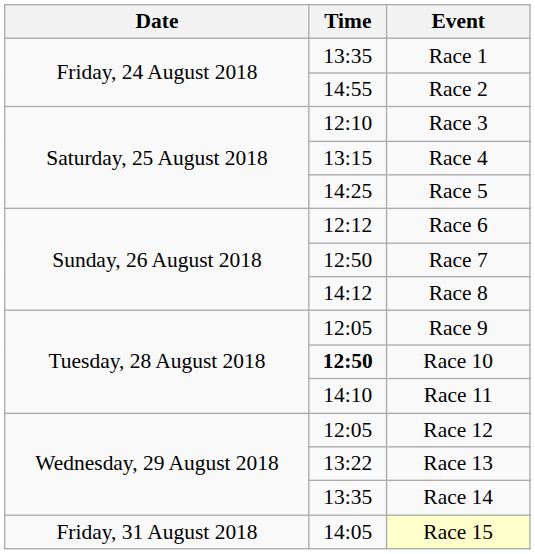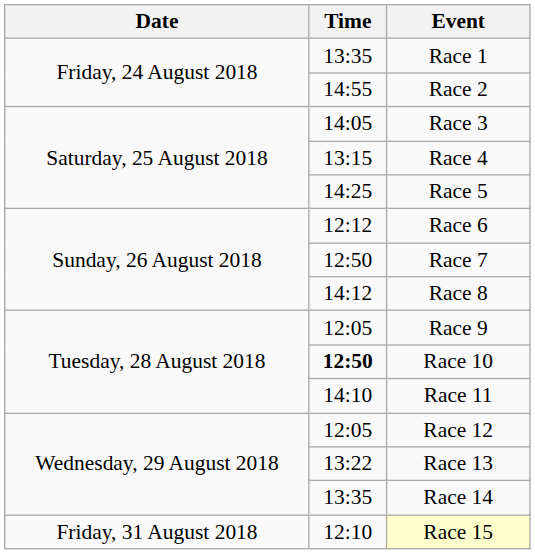(348, 123) 12:10 -> (348, 123) 14:05
(348, 531) 14:05 -> (348, 531) 12:10
